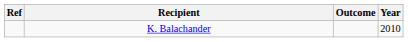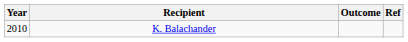columns swapped: (390, 12) <-> (14, 12)
